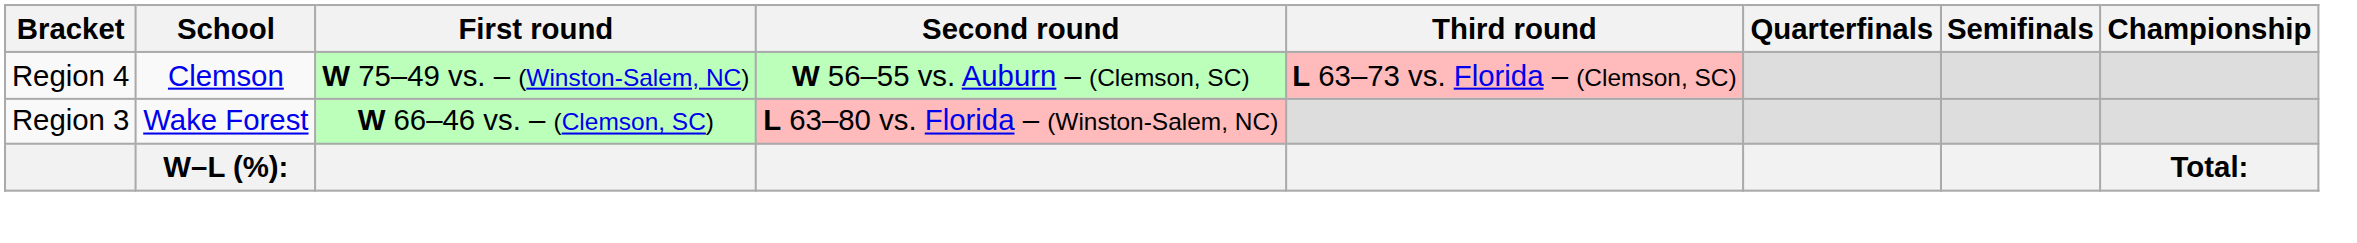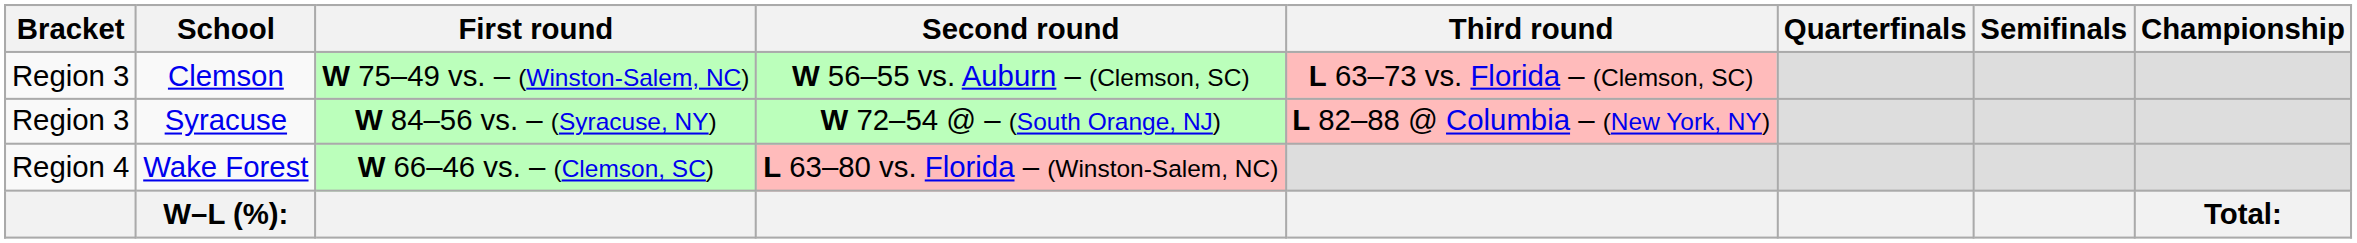(71, 75) Region 4 -> (71, 75) Region 3
+ row: (226, 121)
(71, 121) Region 3 -> (71, 168) Region 4
